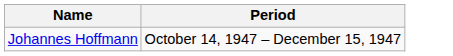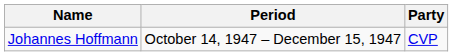+ column: (426, 16)
